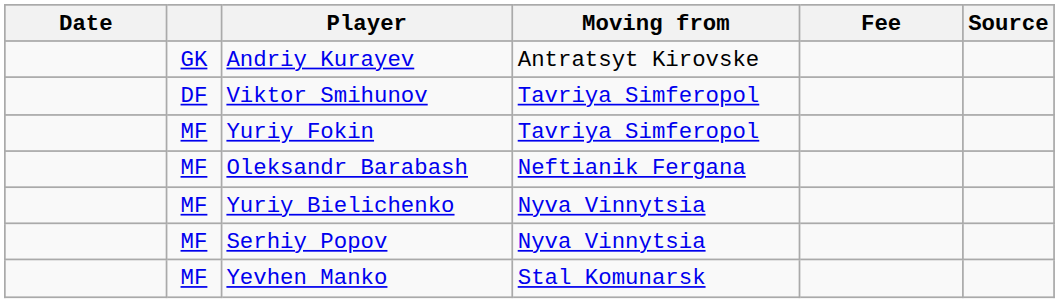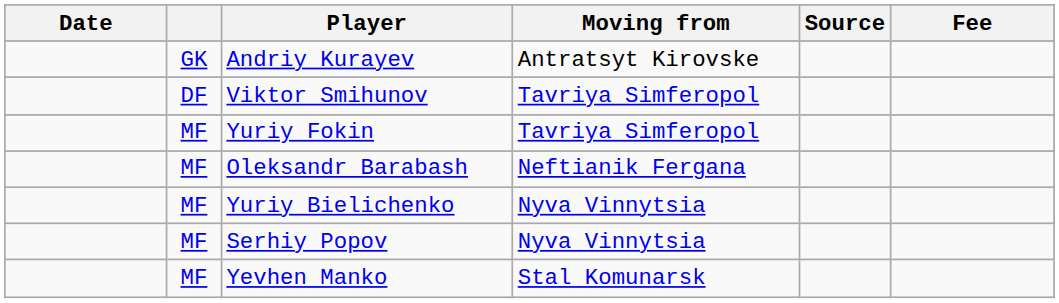columns swapped: (881, 23) <-> (1008, 23)
